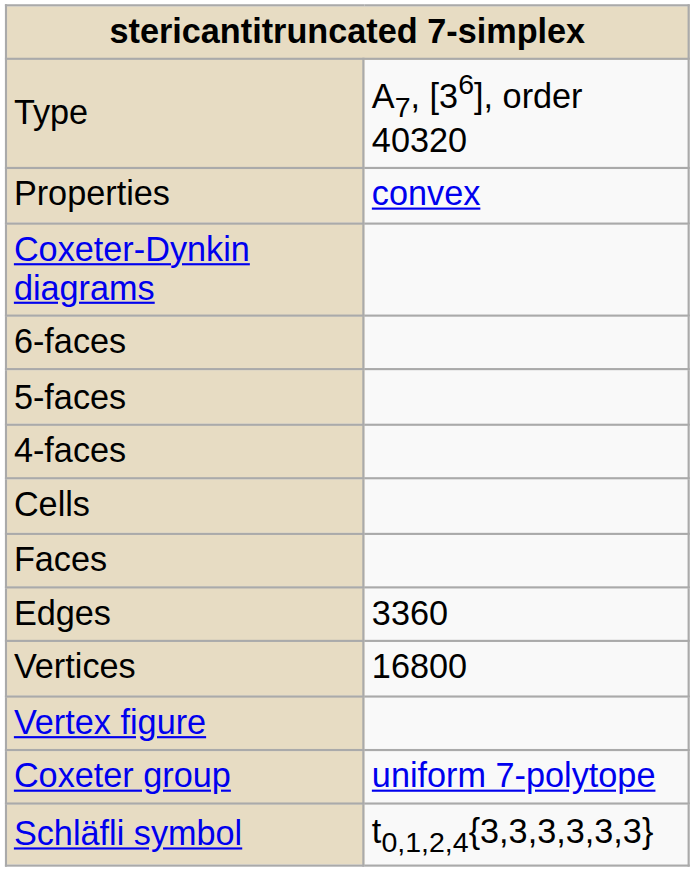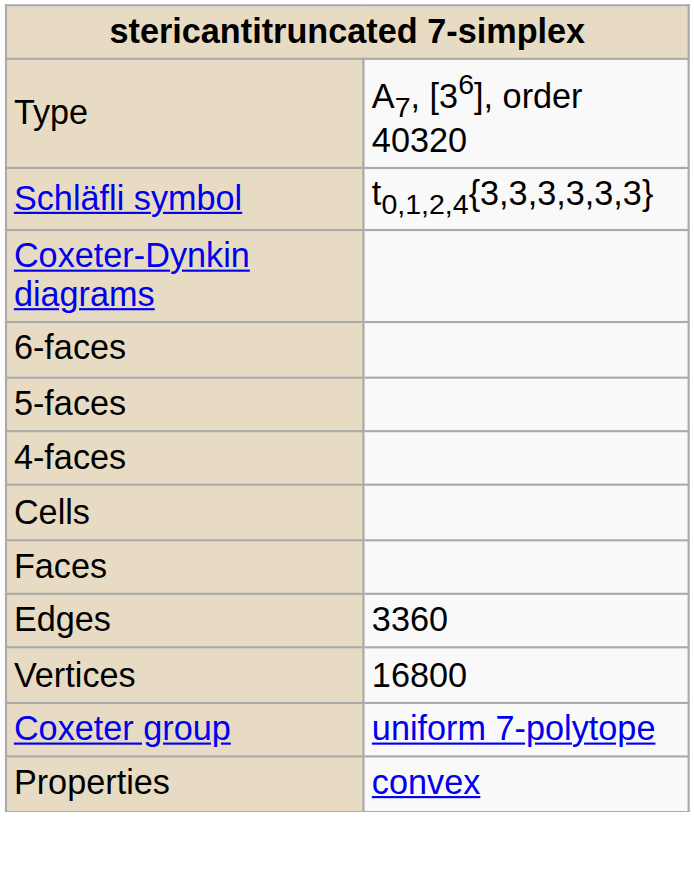rows swapped: (128, 834) <-> (92, 195)
- row: (110, 722)
